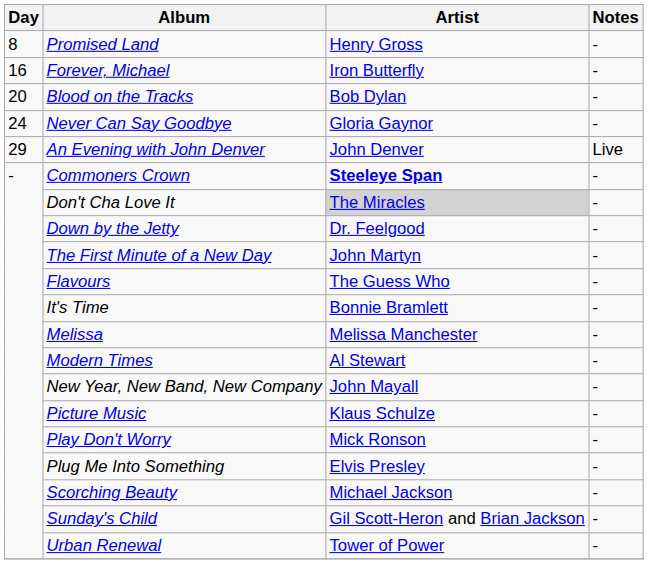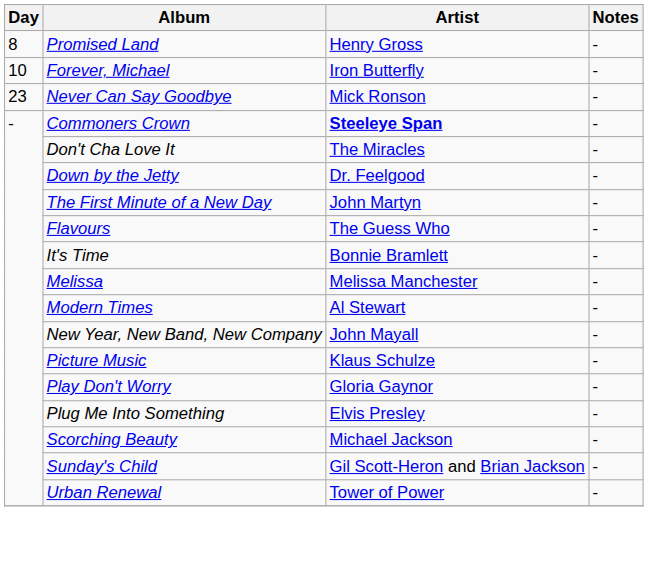(18, 70) 16 -> (18, 70) 10
- row: (120, 96)
(18, 123) 24 -> (18, 96) 23
(381, 123) Gloria Gaynor -> (378, 96) Mick Ronson
- row: (156, 149)
(377, 202) lightgrey background -> (377, 149) no background
(378, 439) Mick Ronson -> (381, 387) Gloria Gaynor
